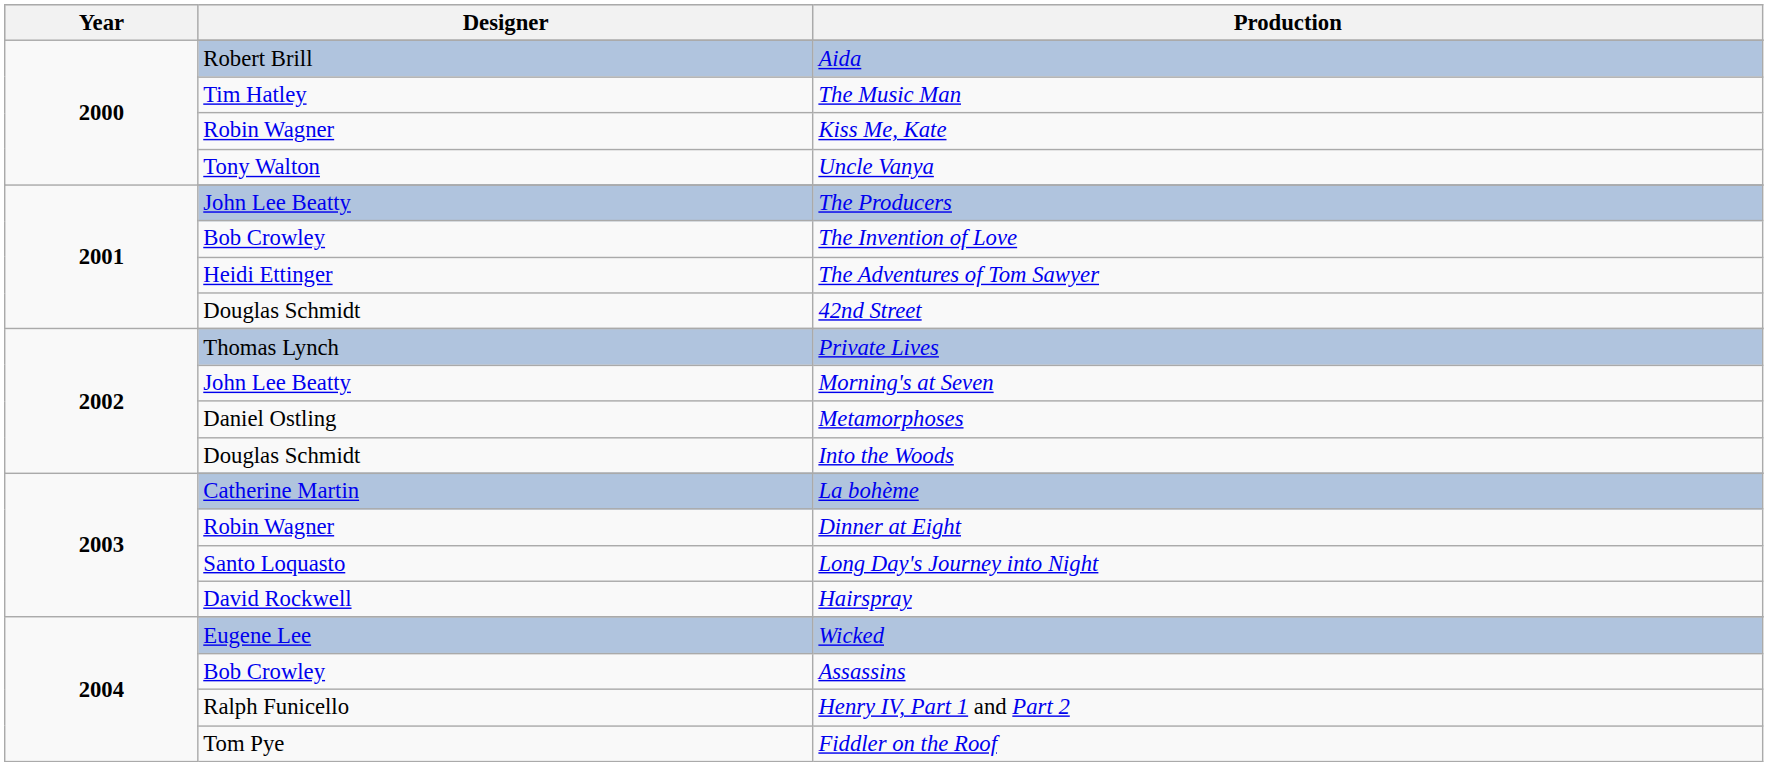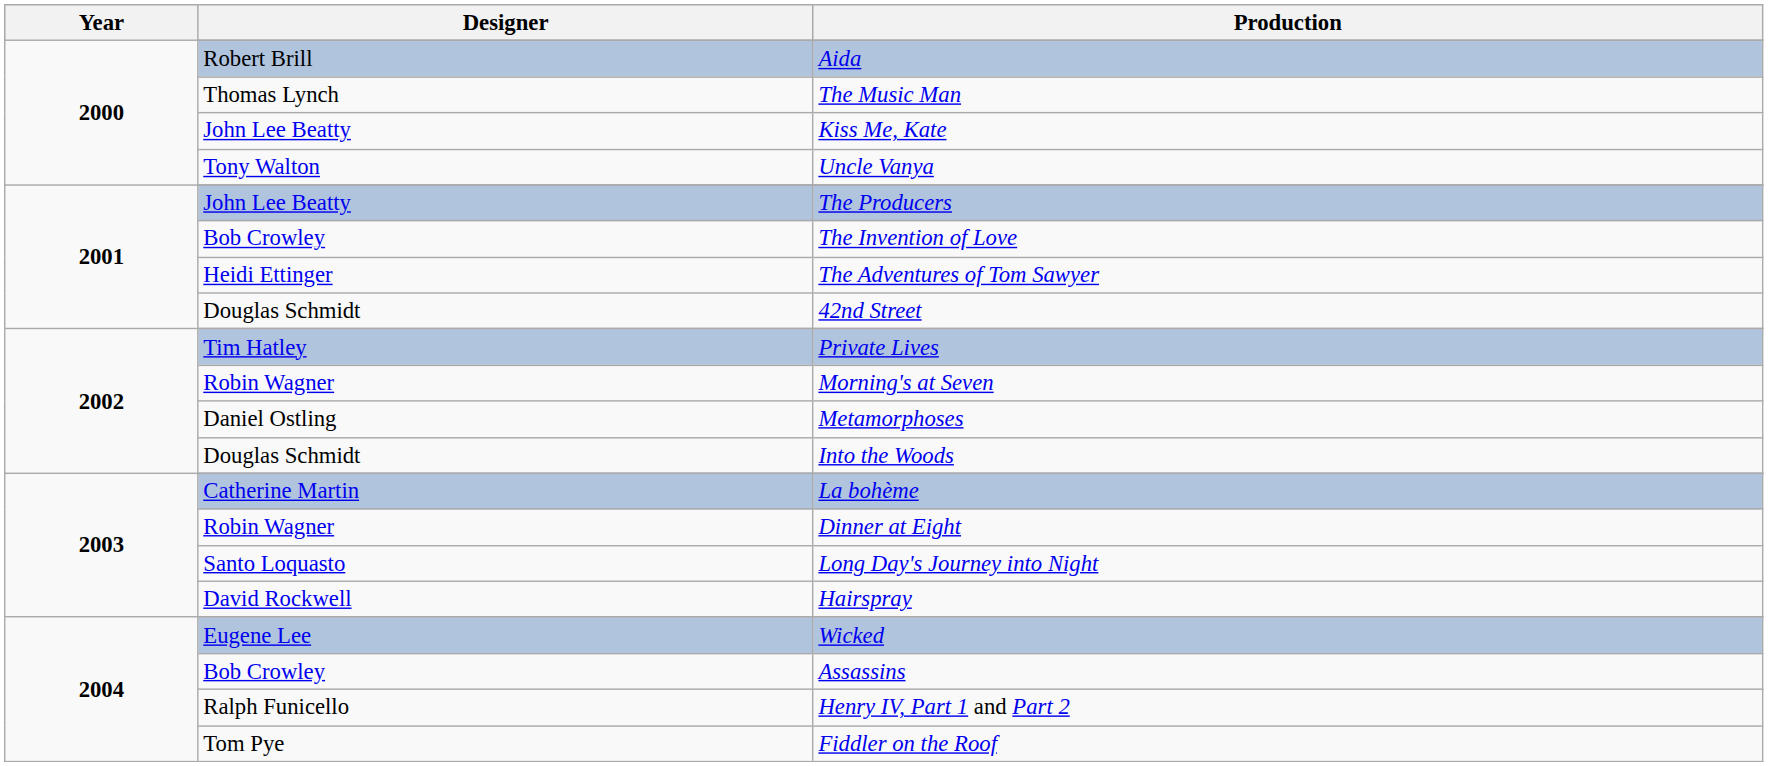(255, 94) Tim Hatley -> (271, 94) Thomas Lynch
(269, 130) Robin Wagner -> (277, 130) John Lee Beatty
(271, 346) Thomas Lynch -> (255, 346) Tim Hatley
(277, 382) John Lee Beatty -> (269, 382) Robin Wagner
